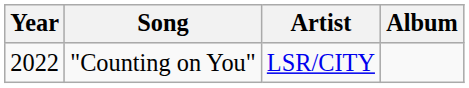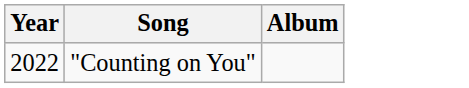- column: (321, 23)
